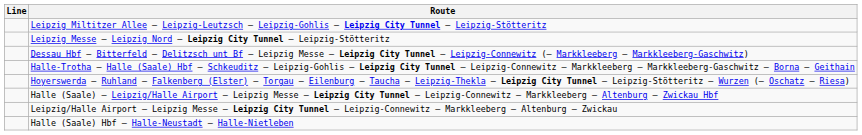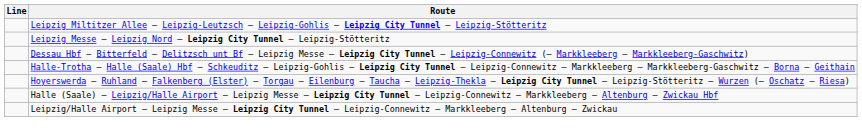- row: (162, 123)
